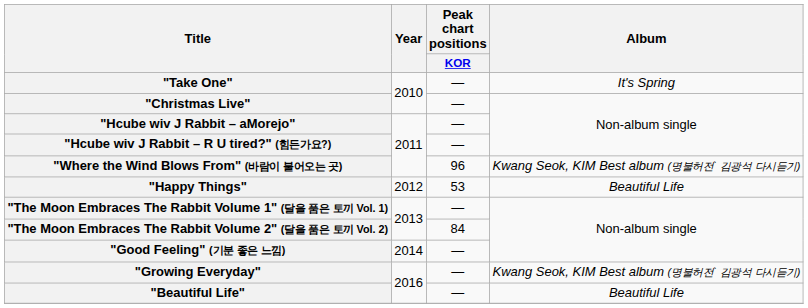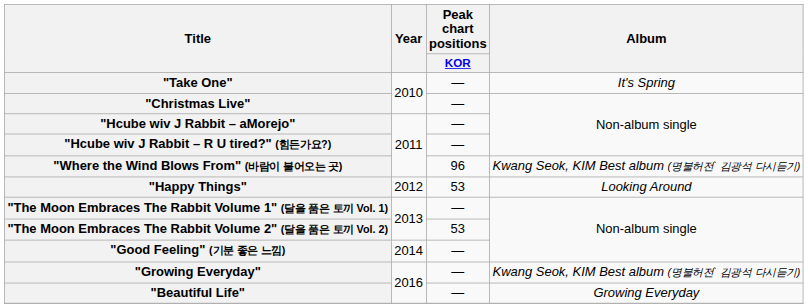(646, 187) Beautiful Life -> (646, 187) Looking Around
(458, 229) 84 -> (458, 229) 53
(646, 293) Beautiful Life -> (646, 293) Growing Everyday
